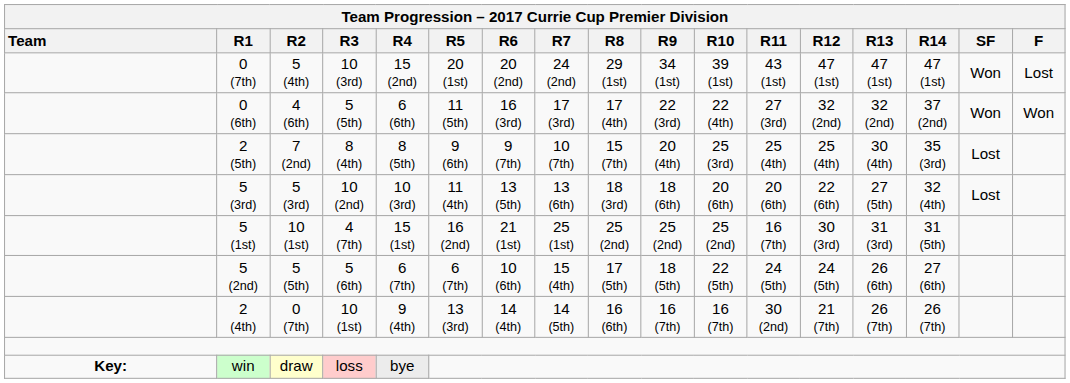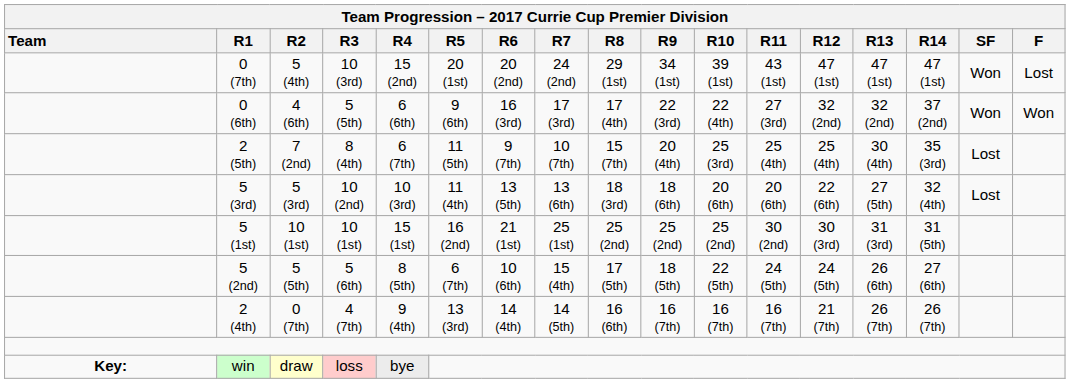(455, 114) 11 (5th) -> (455, 114) 9 (6th)
(402, 154) 8 (5th) -> (402, 154) 6 (7th)
(455, 154) 9 (6th) -> (455, 154) 11 (5th)
(349, 236) 4 (7th) -> (349, 236) 10 (1st)
(773, 236) 16 (7th) -> (773, 236) 30 (2nd)
(402, 276) 6 (7th) -> (402, 276) 8 (5th)
(349, 317) 10 (1st) -> (349, 317) 4 (7th)
(773, 317) 30 (2nd) -> (773, 317) 16 (7th)
